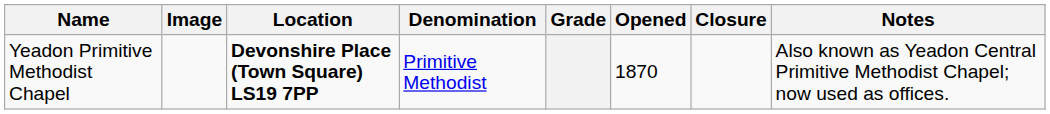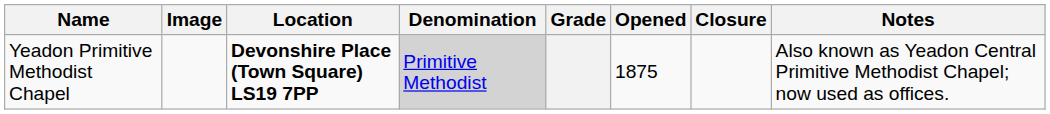(445, 71) no background -> (445, 71) lightgrey background
(636, 71) 1870 -> (636, 71) 1875
